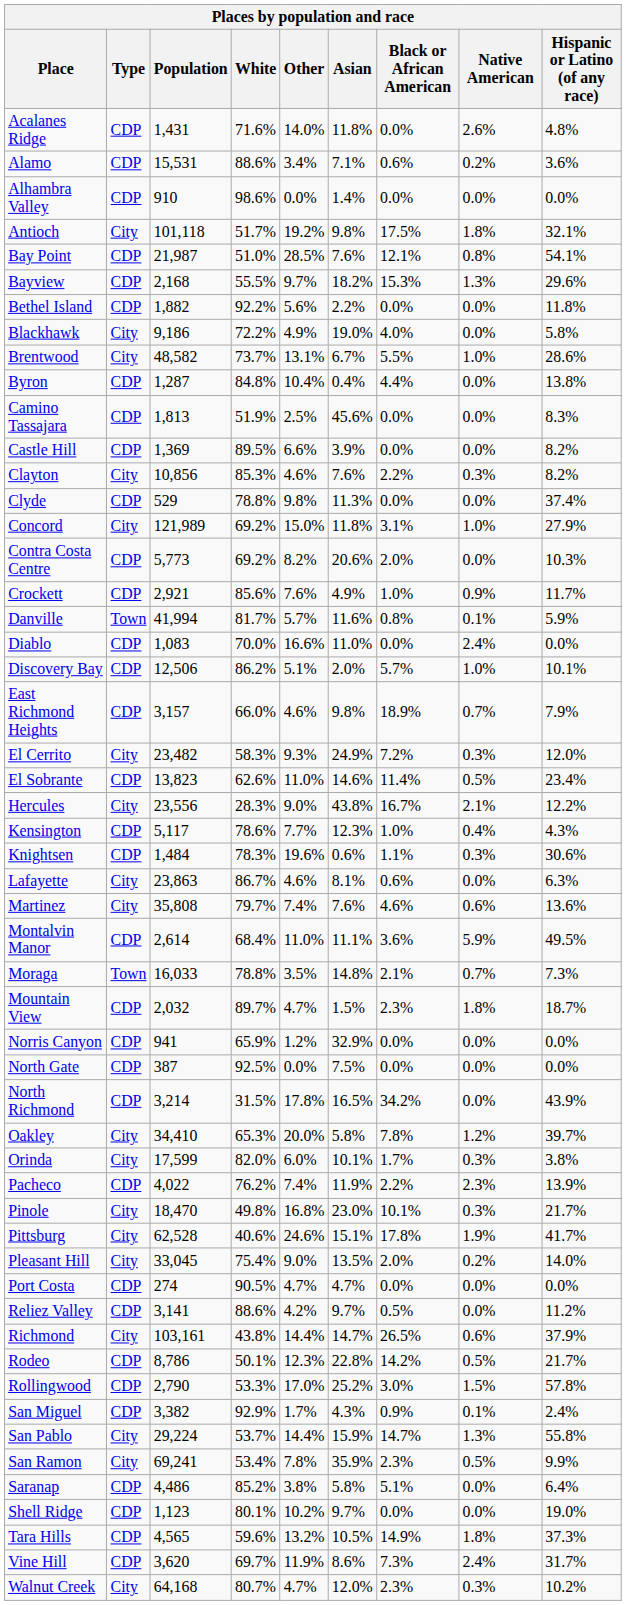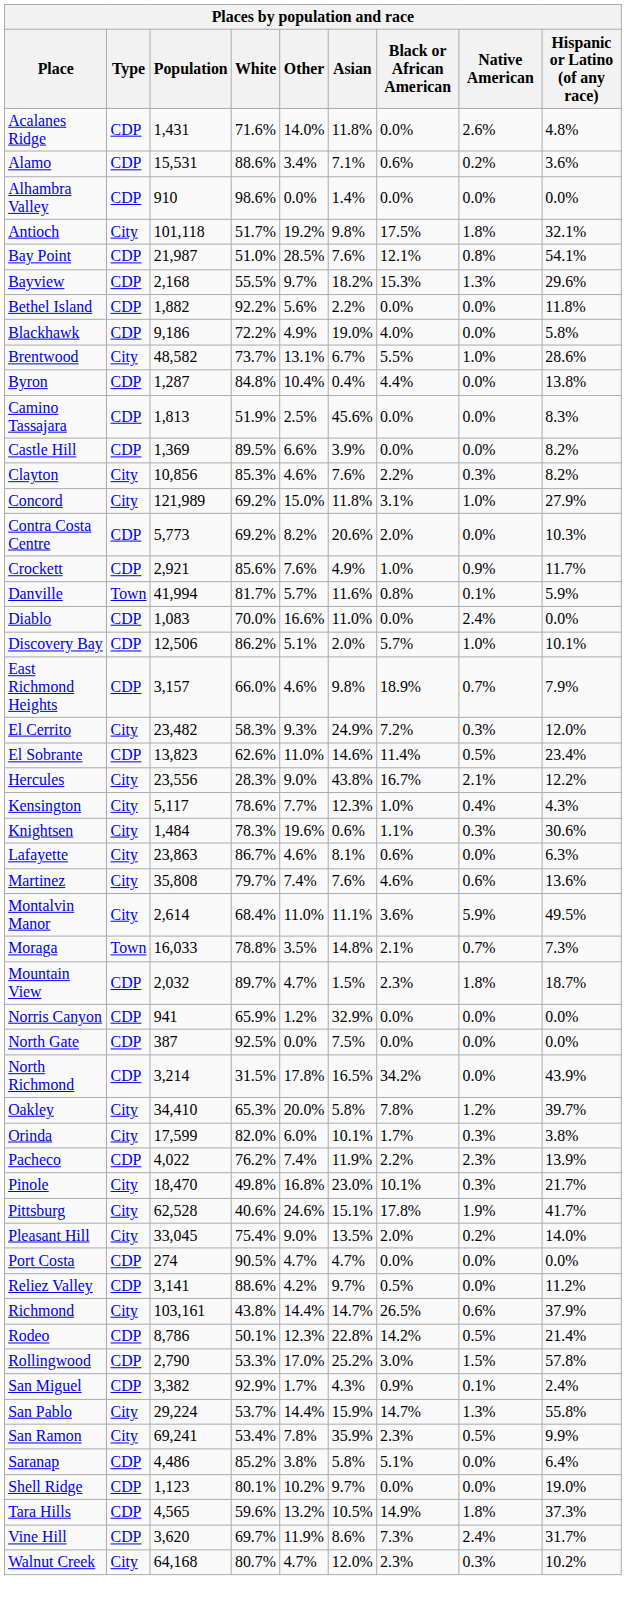(124, 332) City -> (126, 332) CDP
- row: (27, 500)
(126, 830) CDP -> (124, 805) City
(126, 855) CDP -> (124, 830) City
(126, 939) CDP -> (124, 914) City
(566, 1361) 21.7% -> (566, 1336) 21.4%
